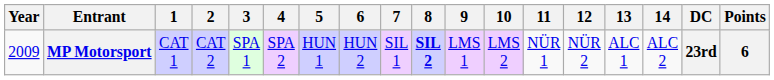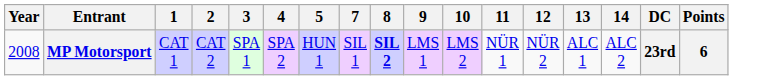- column: (360, 16)
(24, 51) 2009 -> (24, 51) 2008
